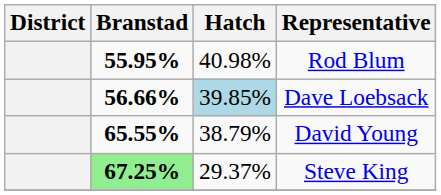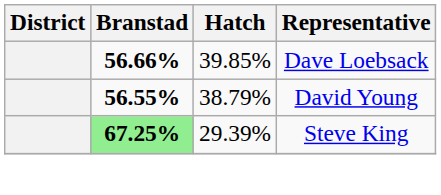- row: (356, 60)
(235, 97) lightblue background -> (235, 60) no background
(142, 134) 65.55% -> (142, 97) 56.55%
(235, 171) 29.37% -> (235, 134) 29.39%
